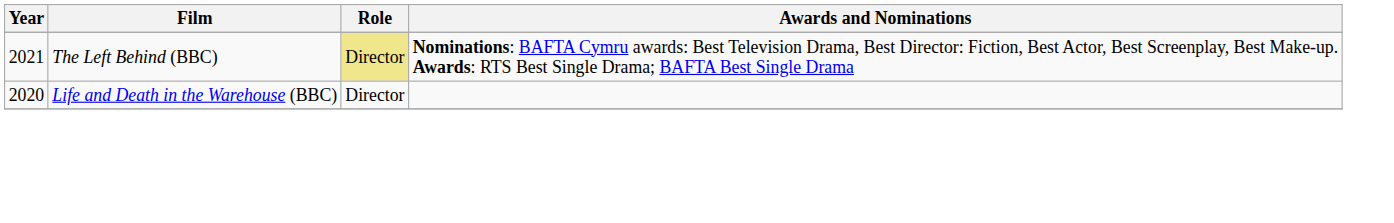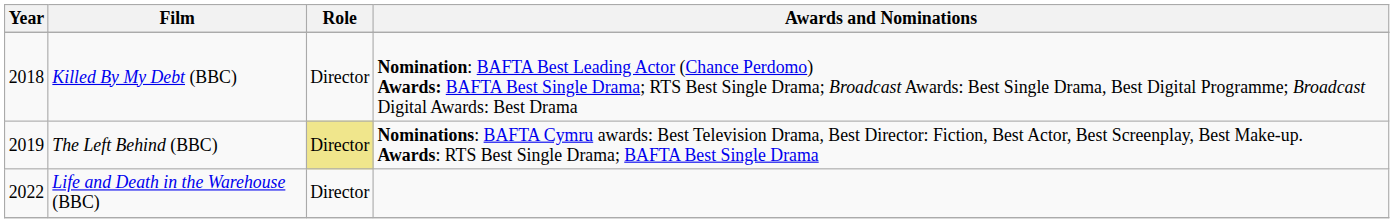+ row: (145, 76)
(26, 56) 2021 -> (26, 144) 2019
(26, 94) 2020 -> (26, 192) 2022
